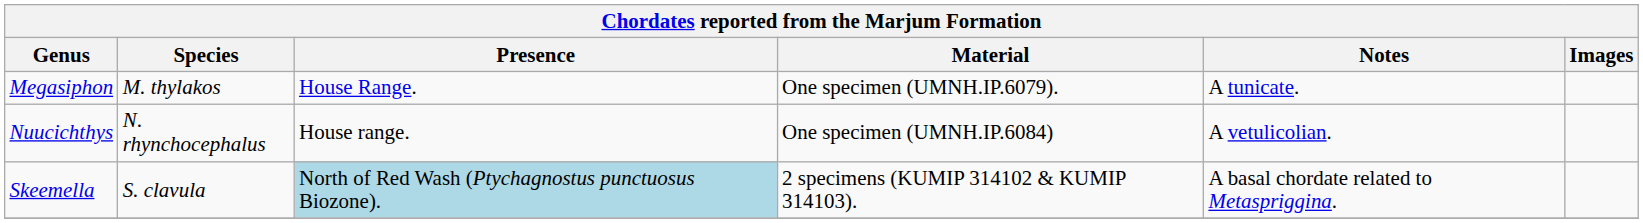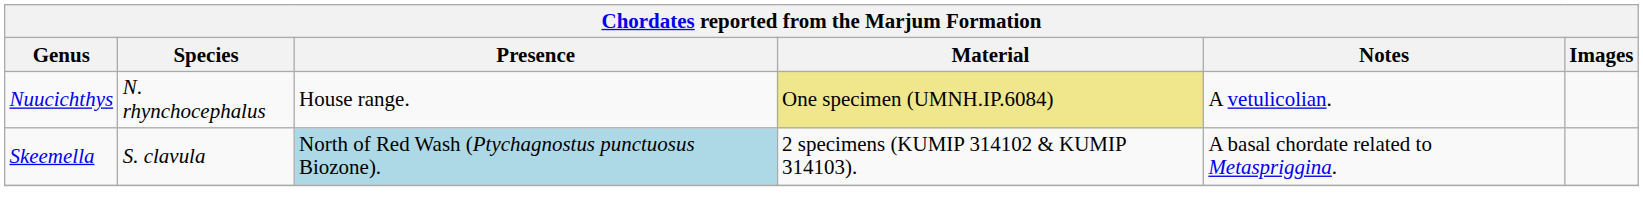- row: (61, 87)
(918, 132) no background -> (918, 99) khaki background
